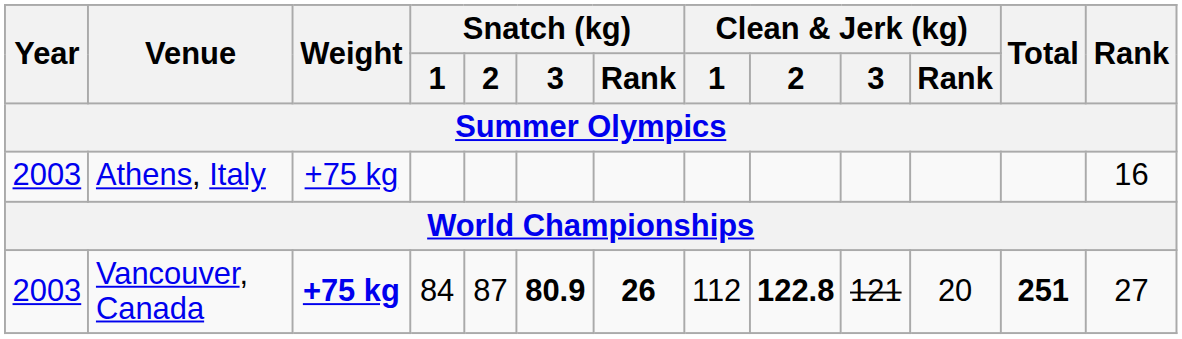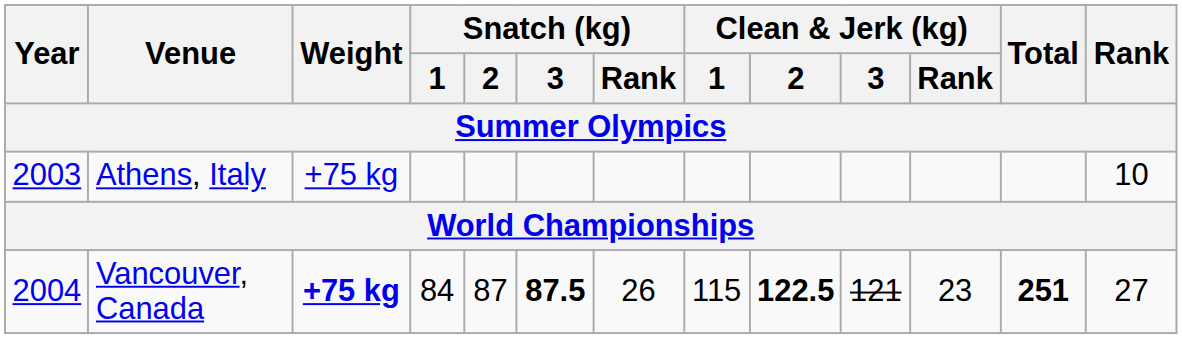(1131, 175) 16 -> (1131, 175) 10
(47, 291) 2003 -> (47, 291) 2004
(555, 291) 80.9 -> (555, 291) 87.5
(638, 291) bold -> (638, 291) normal
(717, 291) 112 -> (717, 291) 115
(796, 291) 122.8 -> (796, 291) 122.5
(955, 291) 20 -> (955, 291) 23
